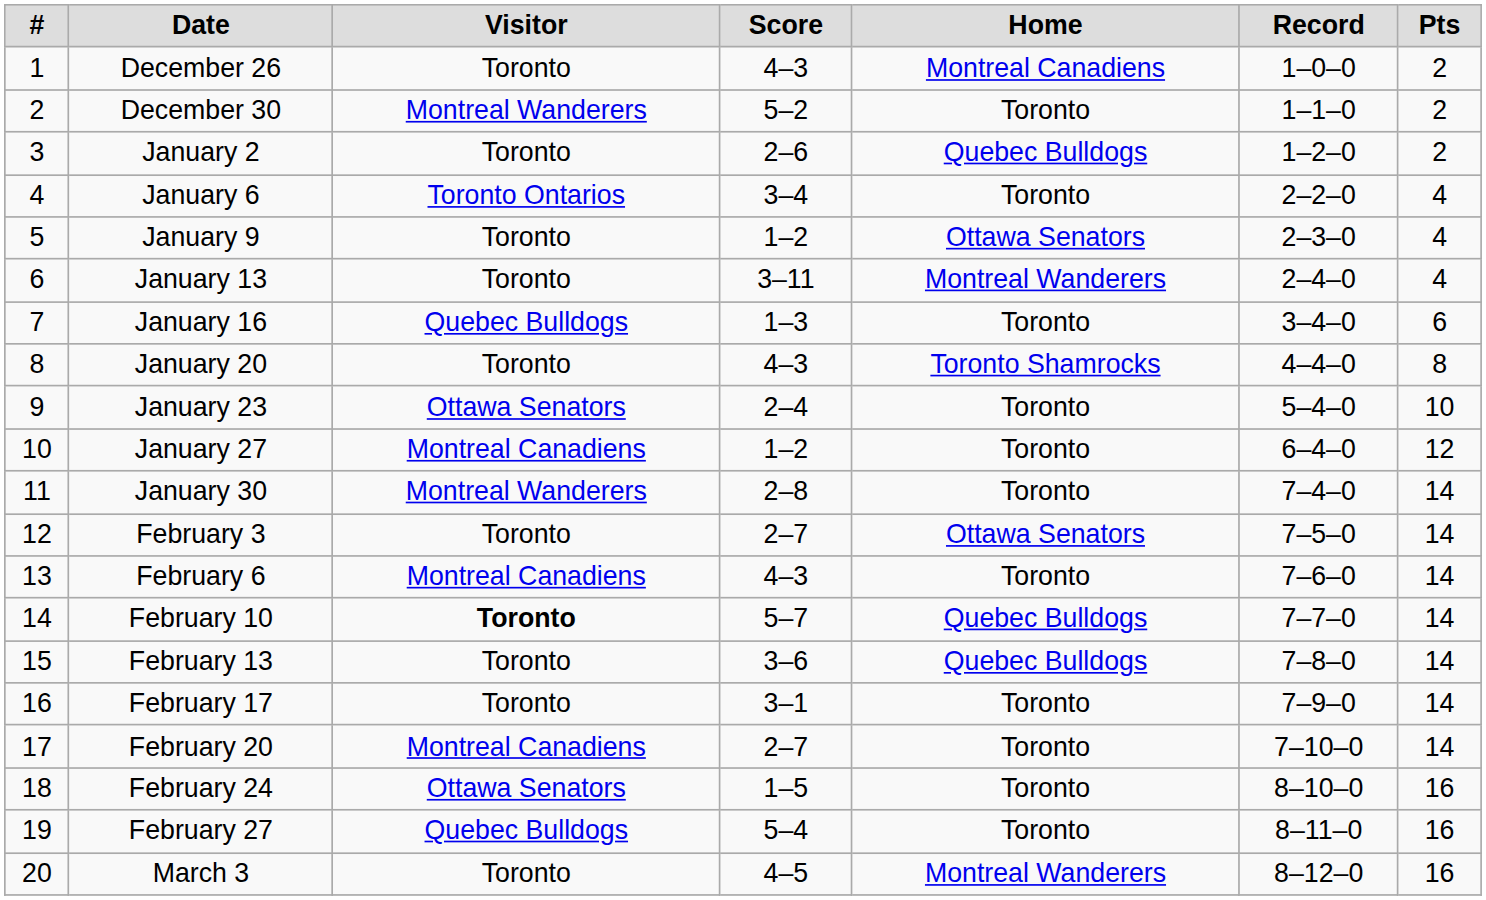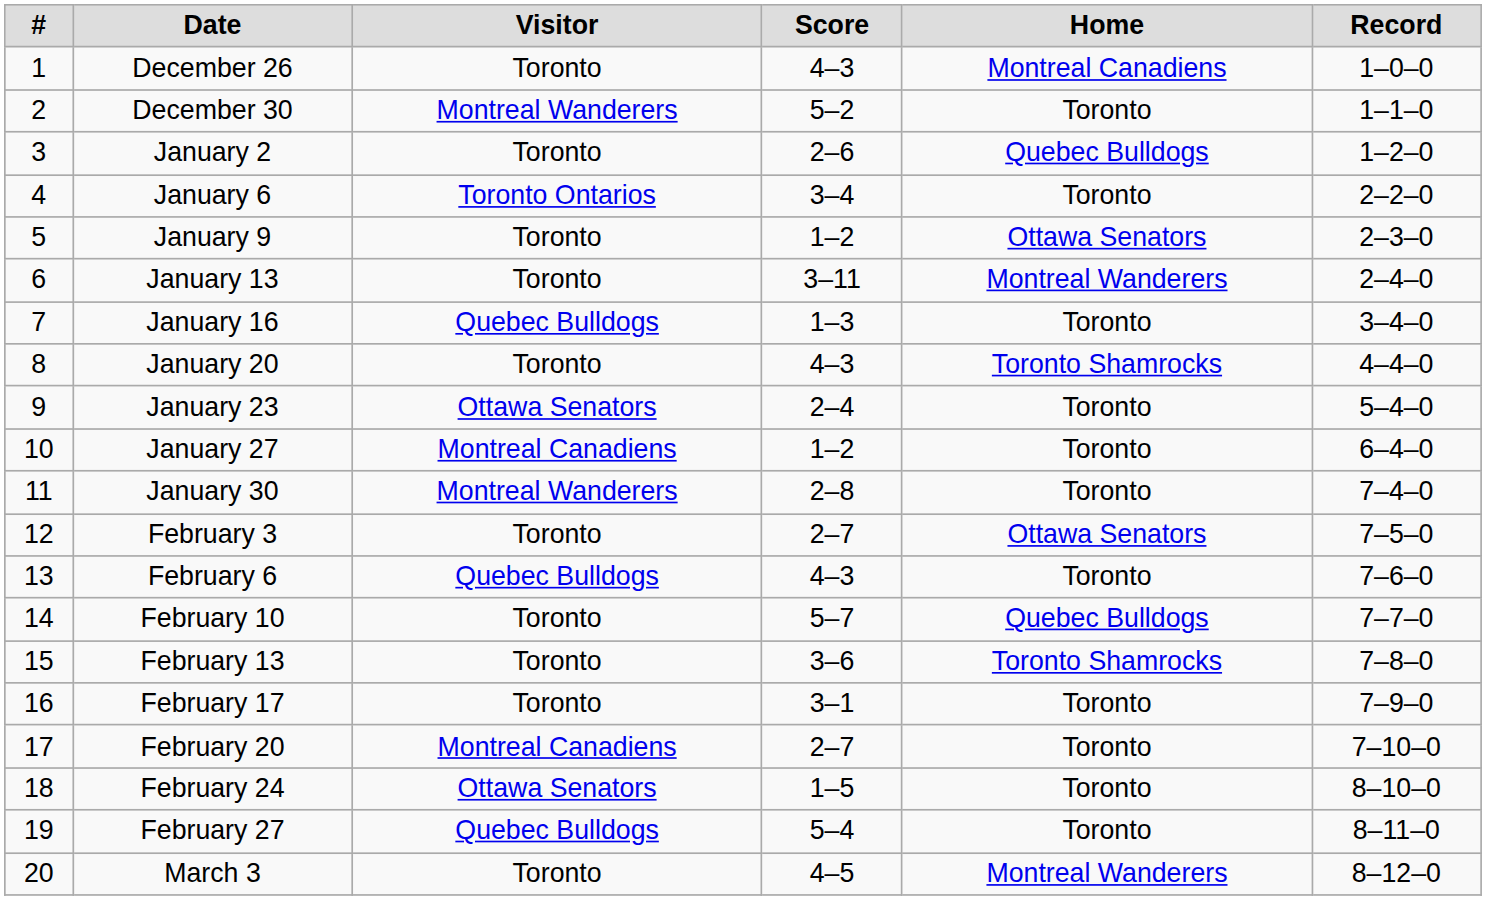- column: (1440, 25)
(526, 576) Montreal Canadiens -> (557, 576) Quebec Bulldogs
(526, 618) bold -> (557, 618) normal
(1045, 661) Quebec Bulldogs -> (1107, 661) Toronto Shamrocks
